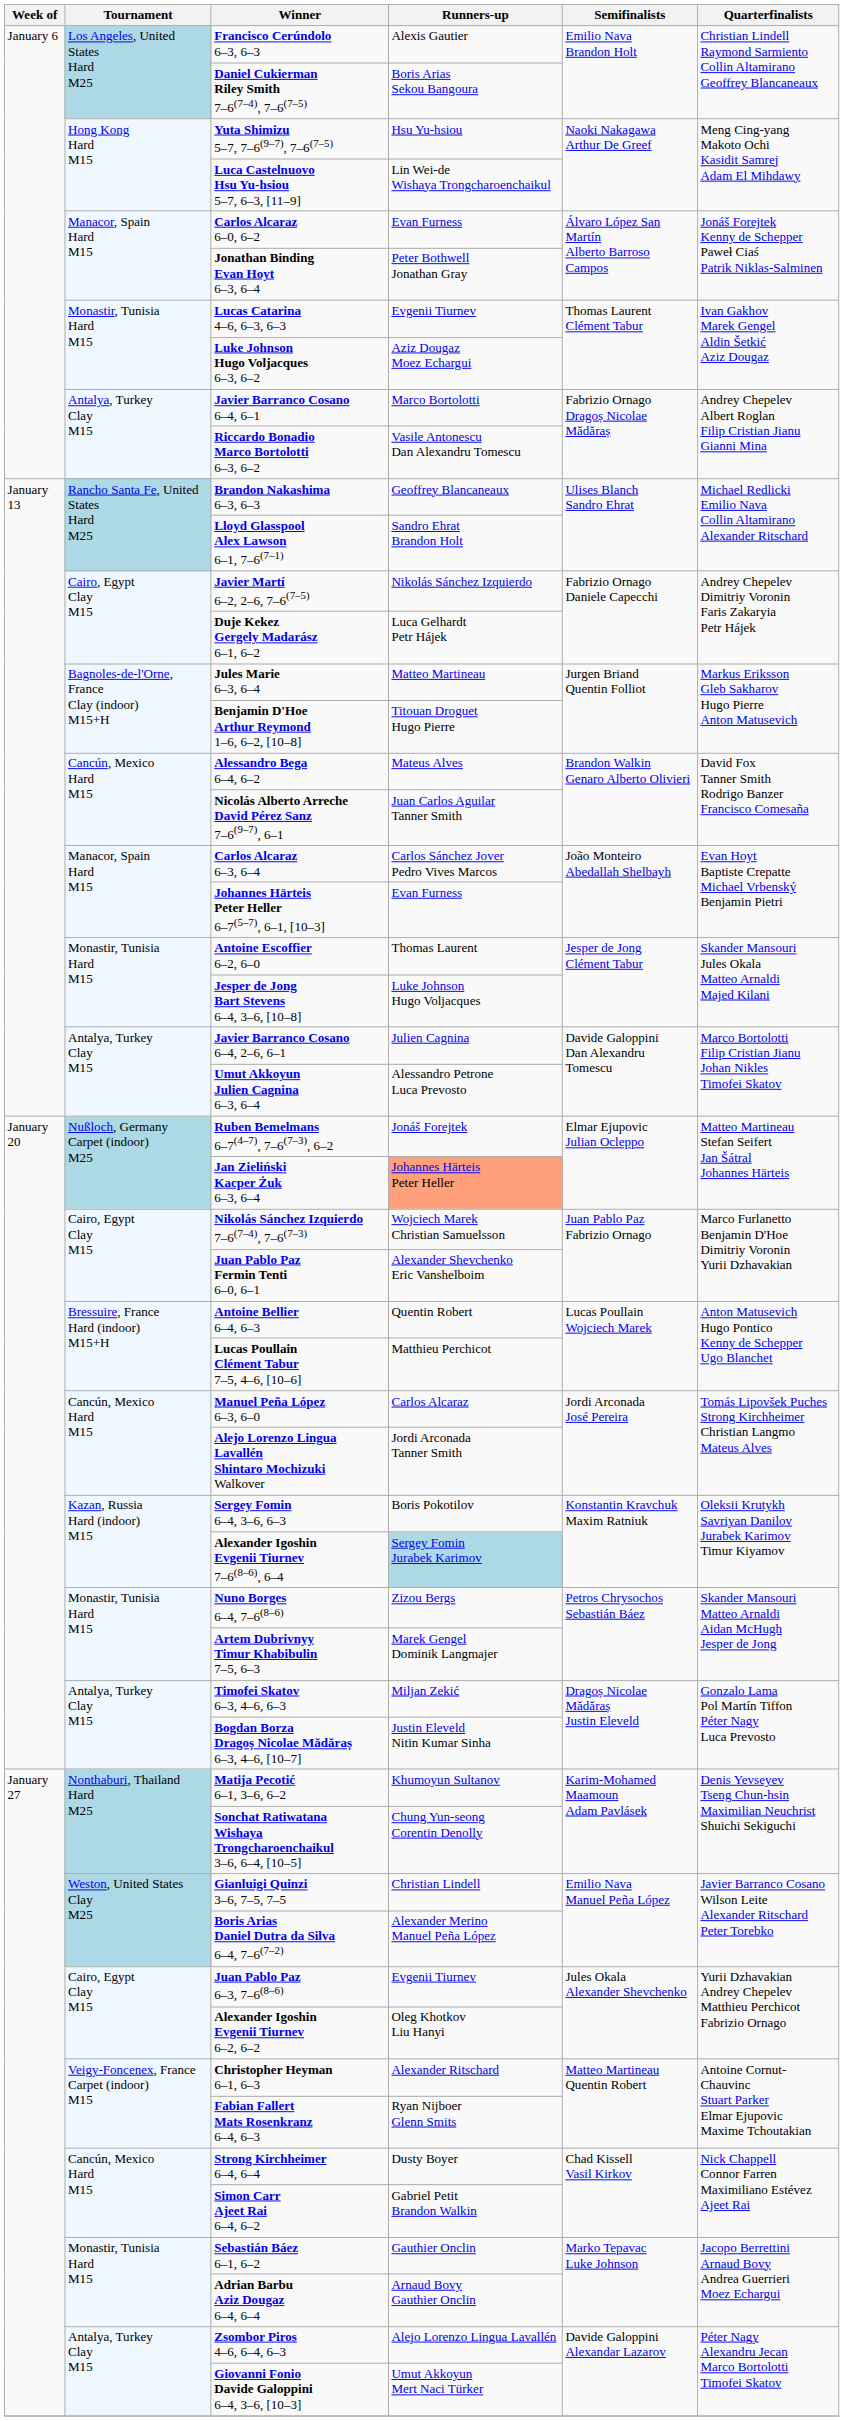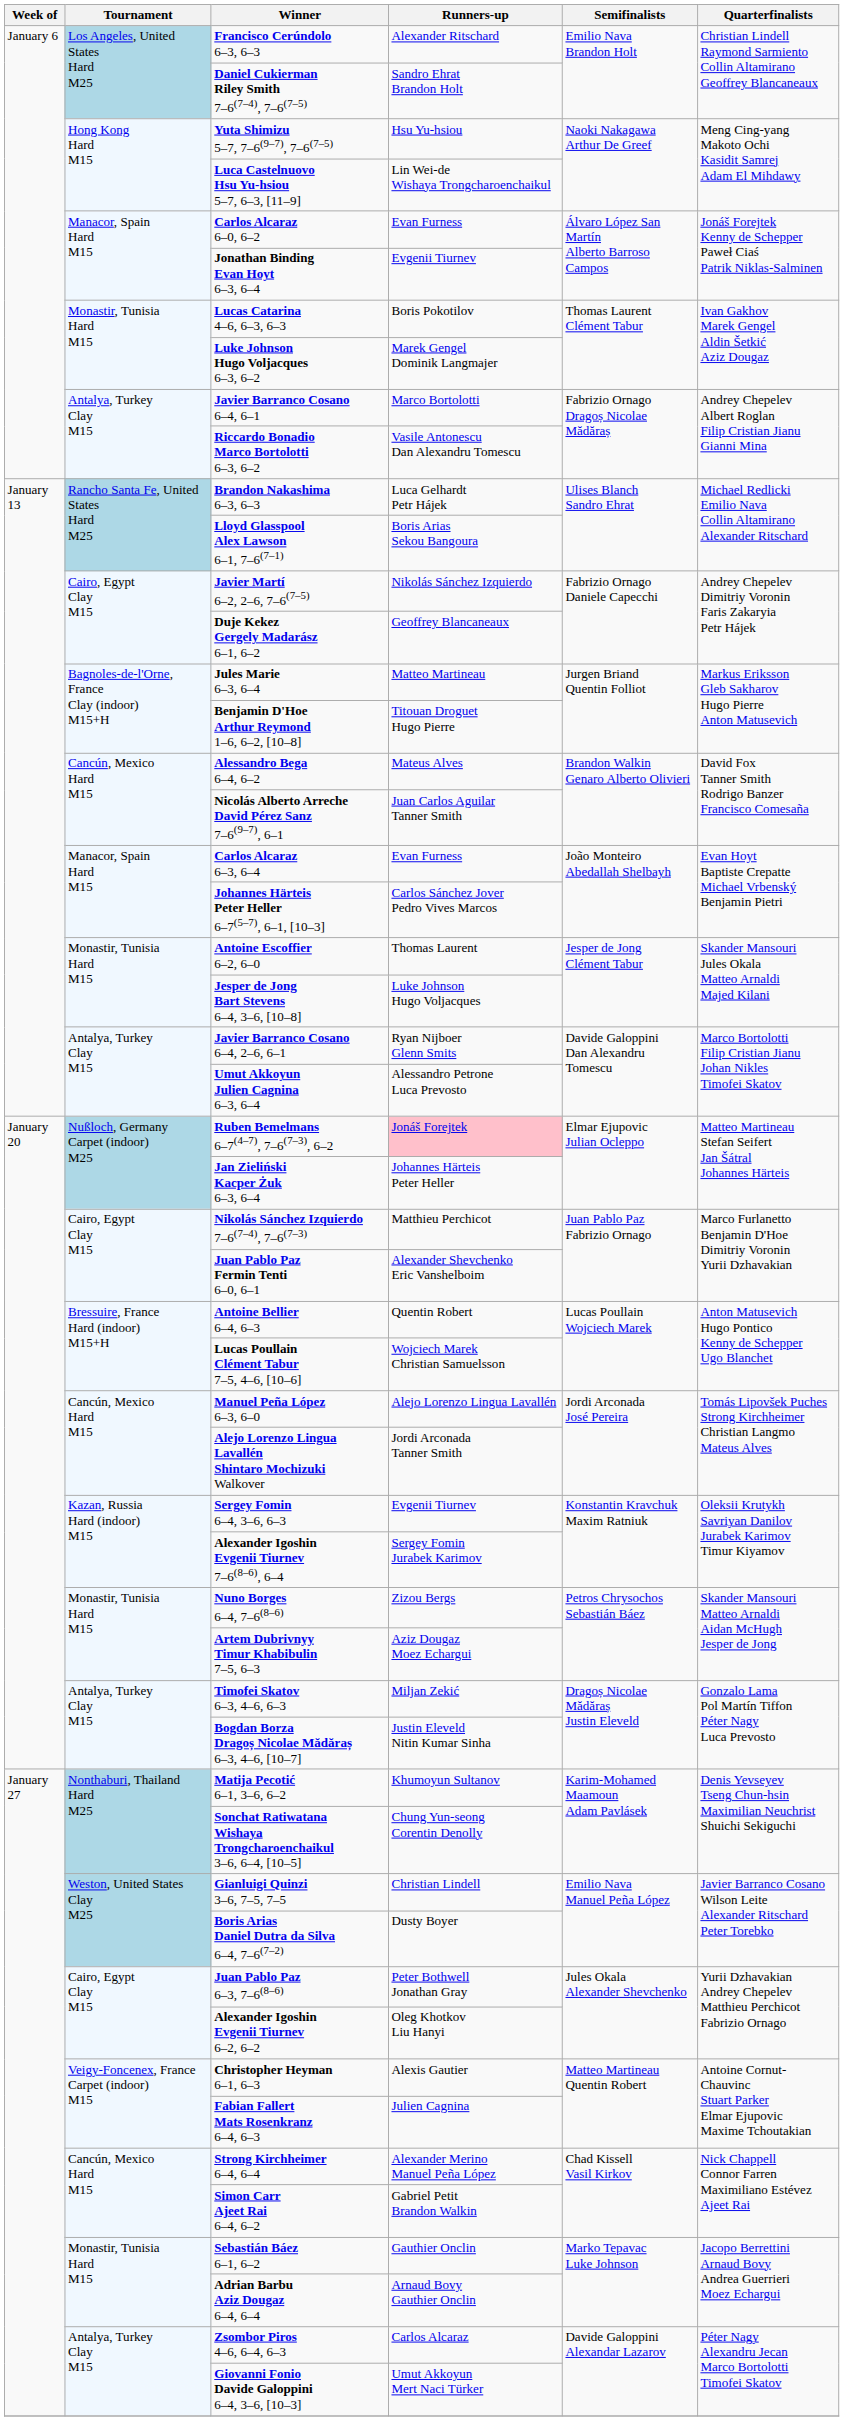(430, 36) Alexis Gautier -> (445, 36) Alexander Ritschard
(435, 80) Boris Arias Sekou Bangoura -> (427, 80) Sandro Ehrat Brandon Holt
(430, 266) Peter Bothwell Jonathan Gray -> (434, 258) Evgenii Tiurnev
(434, 310) Evgenii Tiurnev -> (433, 310) Boris Pokotilov
(431, 355) Aziz Dougaz Moez Echargui -> (445, 355) Marek Gengel Dominik Langmajer
(450, 488) Geoffrey Blancaneaux -> (429, 496) Luca Gelhardt Petr Hájek
(427, 533) Sandro Ehrat Brandon Holt -> (435, 533) Boris Arias Sekou Bangoura
(429, 629) Luca Gelhardt Petr Hájek -> (450, 621) Geoffrey Blancaneaux
(448, 863) Carlos Sánchez Jover Pedro Vives Marcos -> (427, 855) Evan Furness
(427, 892) Evan Furness -> (448, 900) Carlos Sánchez Jover Pedro Vives Marcos
(430, 1037) Julien Cagnina -> (427, 1045) Ryan Nijboer Glenn Smits
(429, 1126) no background -> (429, 1126) pink background
(436, 1174) lightsalmon background -> (436, 1174) no background
(448, 1226) Wojciech Marek Christian Samuelsson -> (441, 1219) Matthieu Perchicot
(441, 1348) Matthieu Perchicot -> (448, 1356) Wojciech Marek Christian Samuelsson
(430, 1400) Carlos Alcaraz -> (474, 1400) Alejo Lorenzo Lingua Lavallén
(433, 1505) Boris Pokotilov -> (434, 1505) Evgenii Tiurnev
(437, 1550) lightblue background -> (437, 1550) no background
(445, 1645) Marek Gengel Dominik Langmajer -> (431, 1645) Aziz Dougaz Moez Echargui
(444, 1928) Alexander Merino Manuel Peña López -> (425, 1921) Dusty Boyer
(434, 1976) Evgenii Tiurnev -> (430, 1984) Peter Bothwell Jonathan Gray
(445, 2069) Alexander Ritschard -> (430, 2069) Alexis Gautier
(427, 2113) Ryan Nijboer Glenn Smits -> (430, 2106) Julien Cagnina
(425, 2158) Dusty Boyer -> (444, 2166) Alexander Merino Manuel Peña López
(474, 2336) Alejo Lorenzo Lingua Lavallén -> (430, 2336) Carlos Alcaraz
